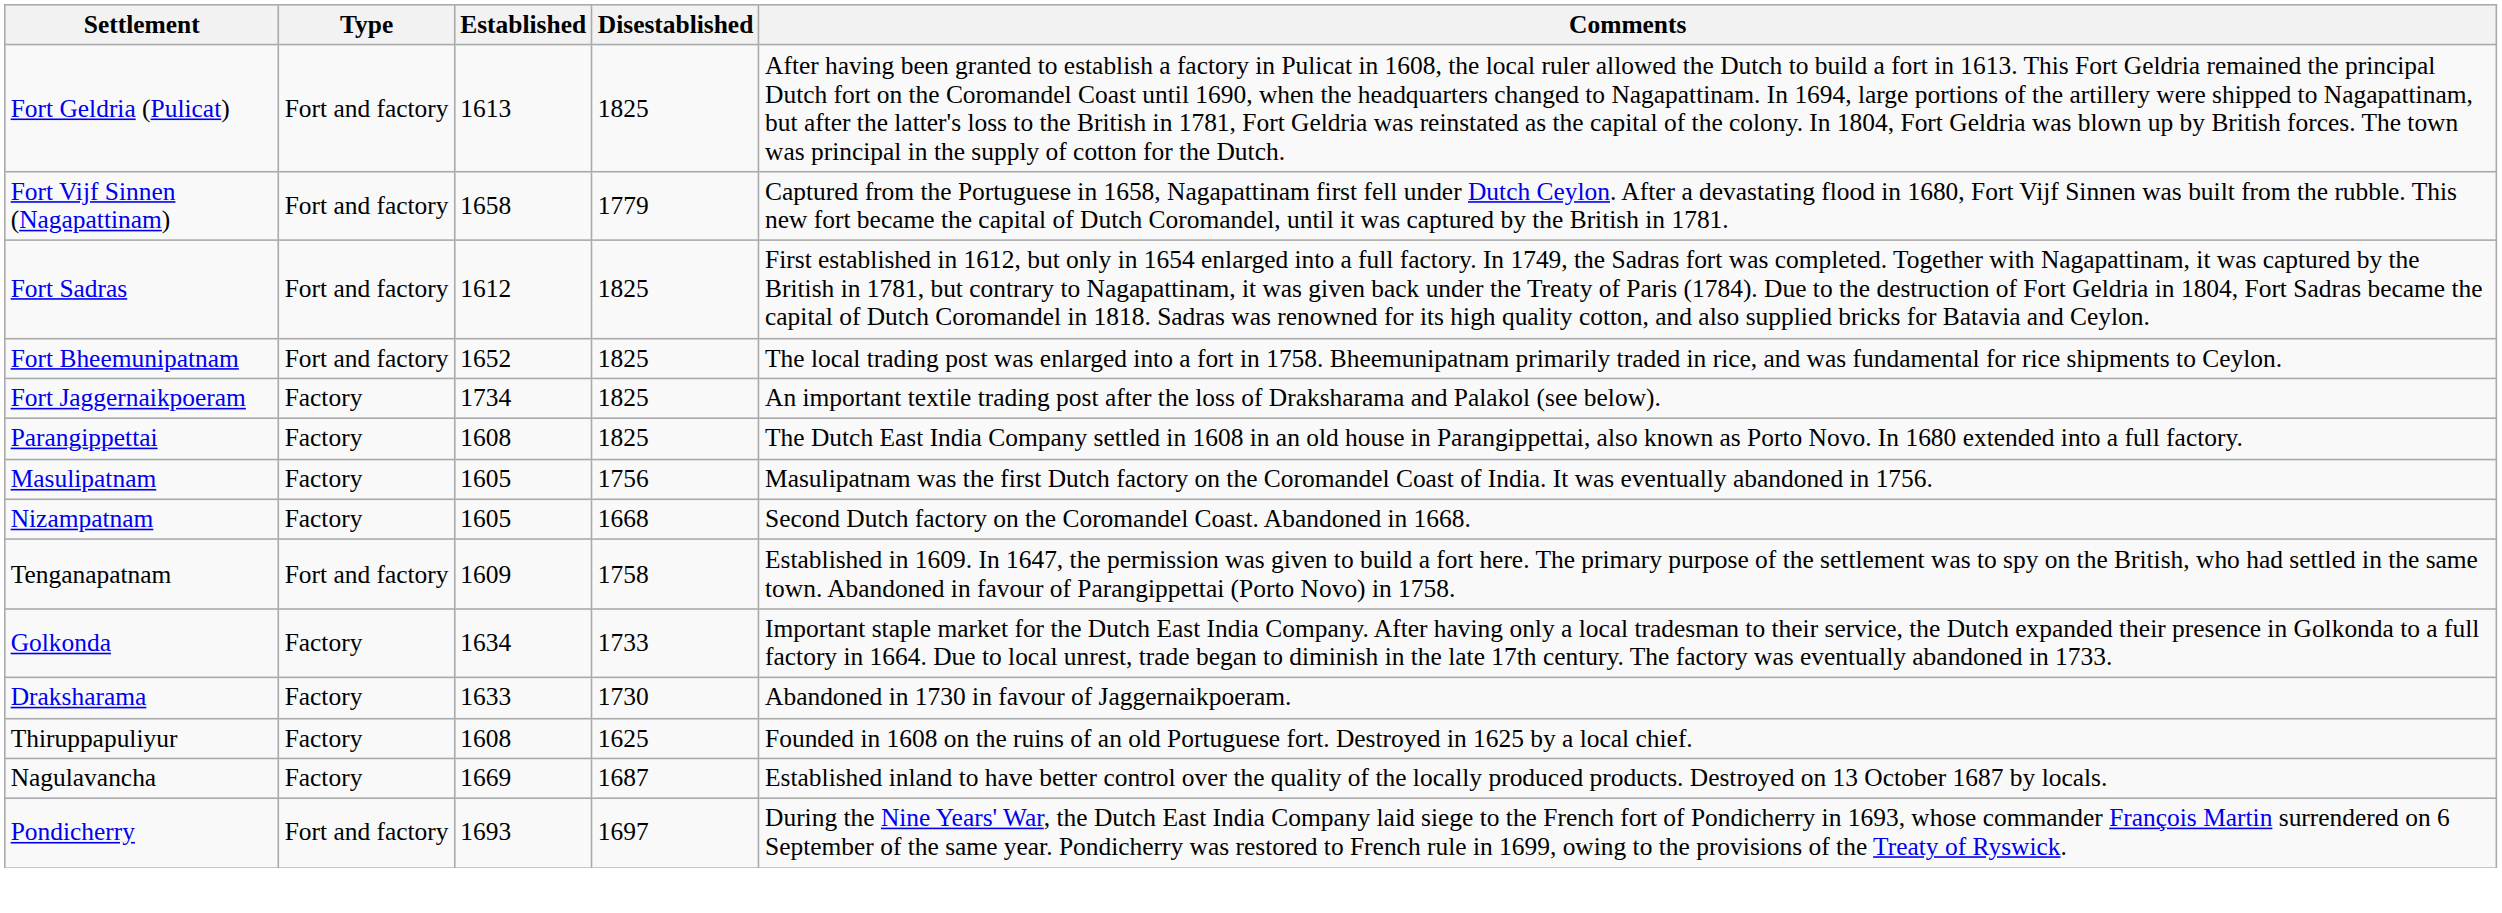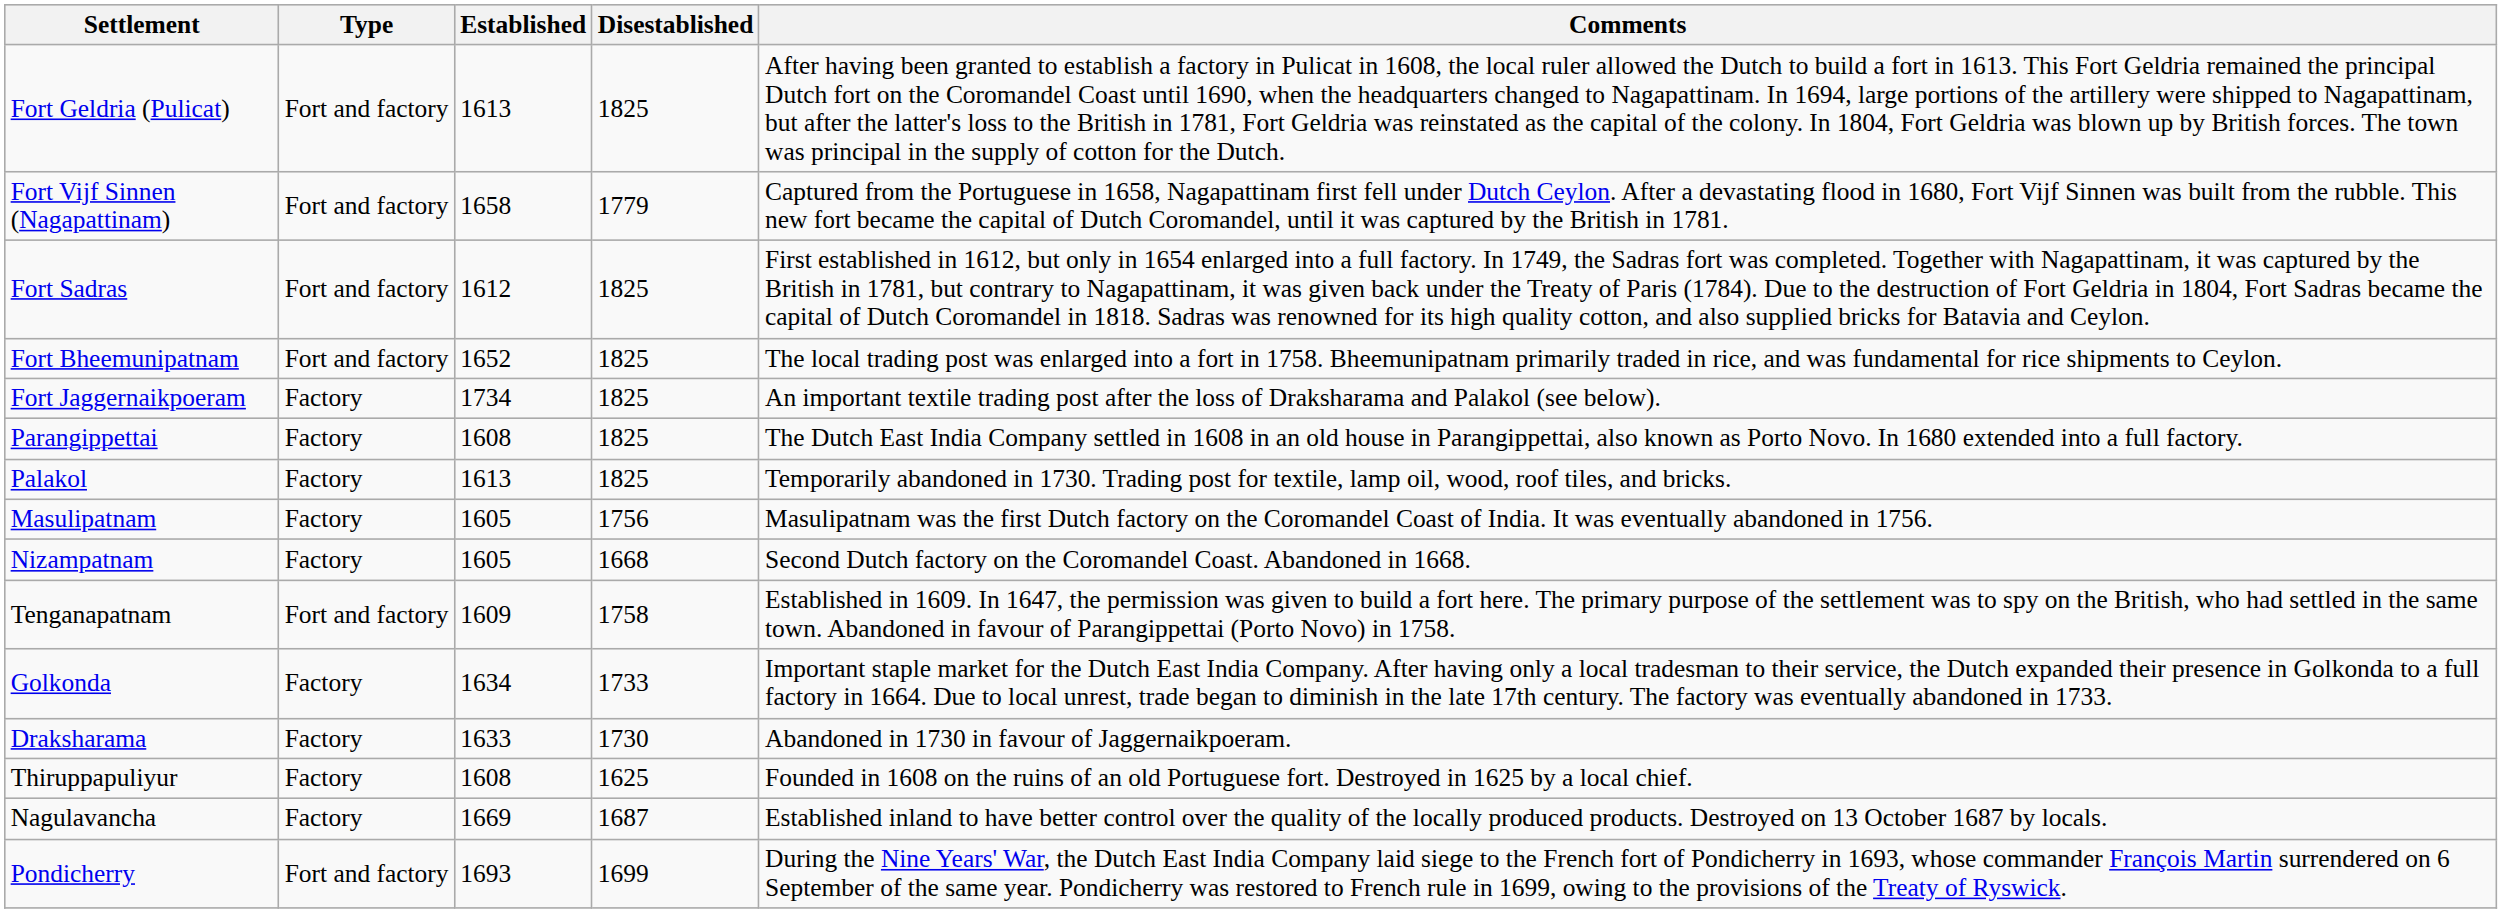+ row: (49, 478)
(623, 832) 1697 -> (623, 873) 1699
